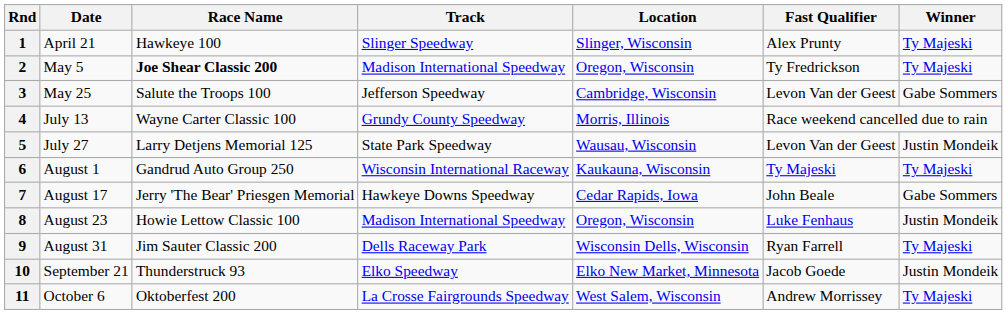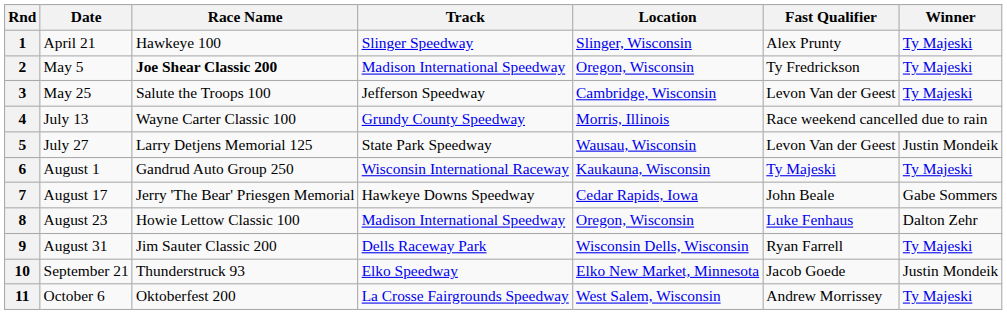(950, 93) Gabe Sommers -> (938, 93) Ty Majeski
(951, 220) Justin Mondeik -> (940, 220) Dalton Zehr
